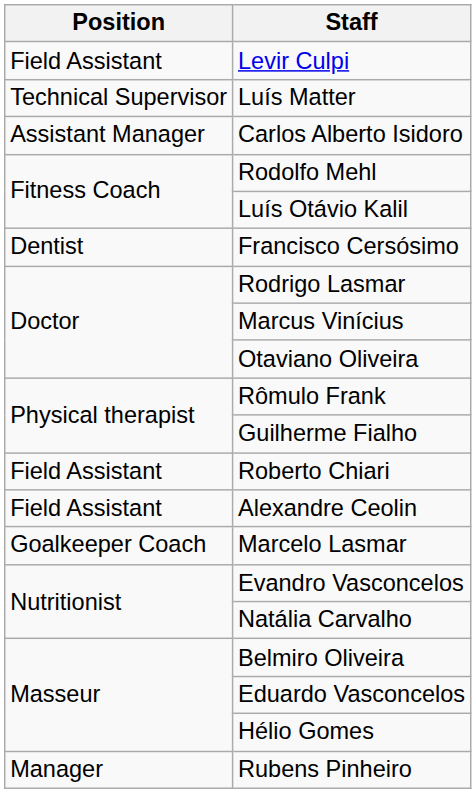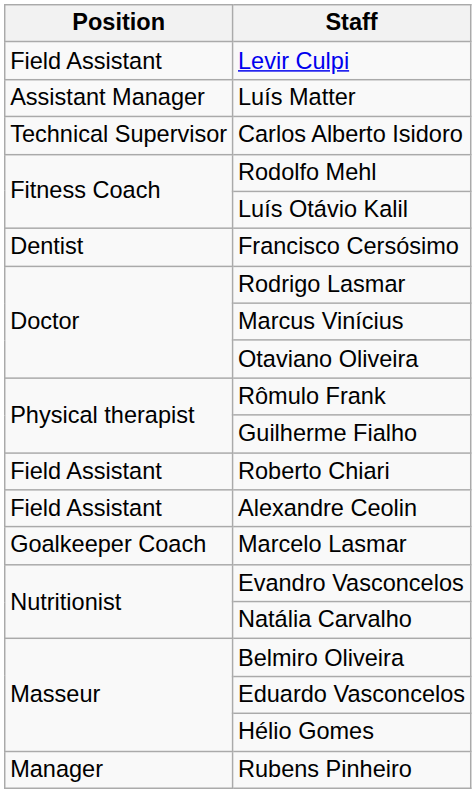(119, 97) Technical Supervisor -> (108, 97) Assistant Manager
(108, 135) Assistant Manager -> (119, 135) Technical Supervisor
